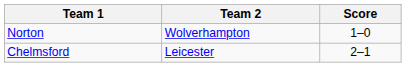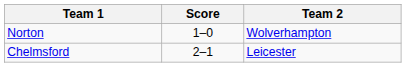columns swapped: (241, 14) <-> (360, 14)
